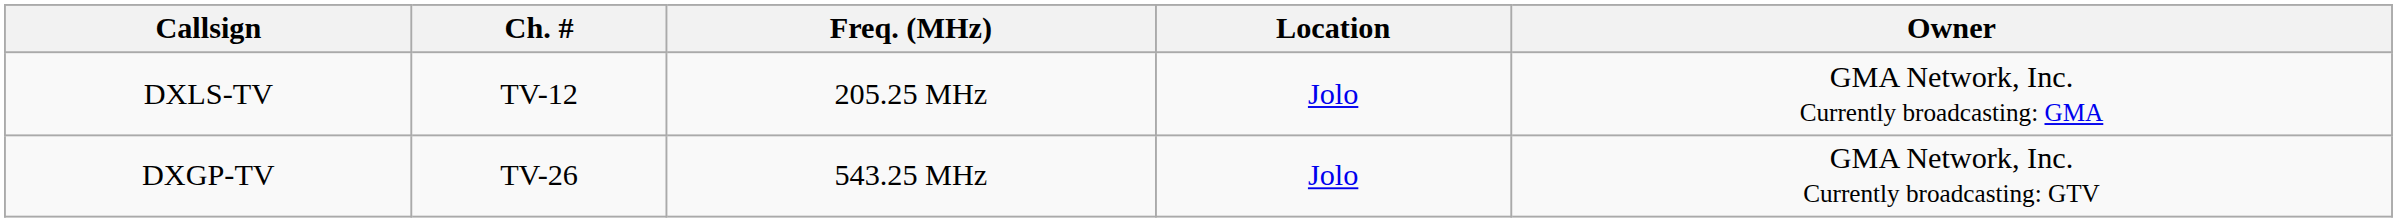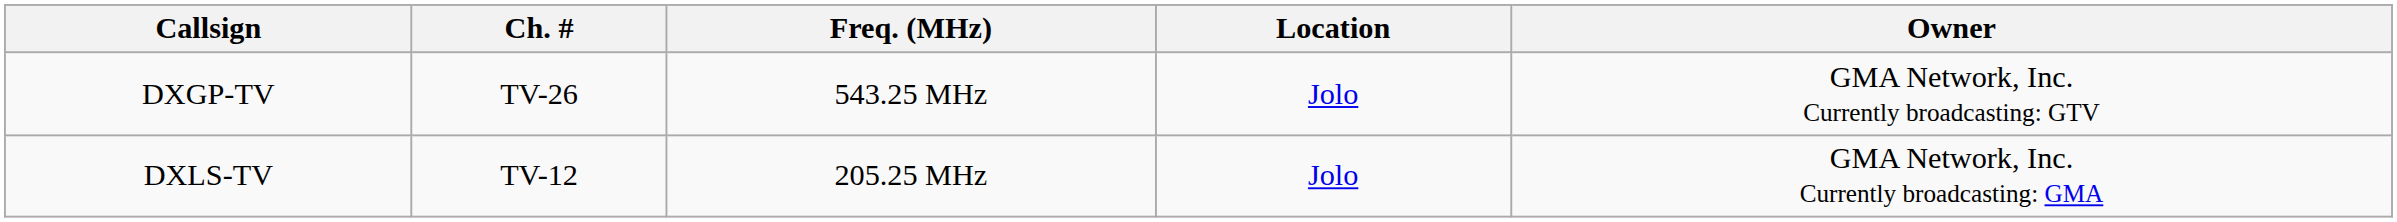rows swapped: (208, 93) <-> (208, 175)
